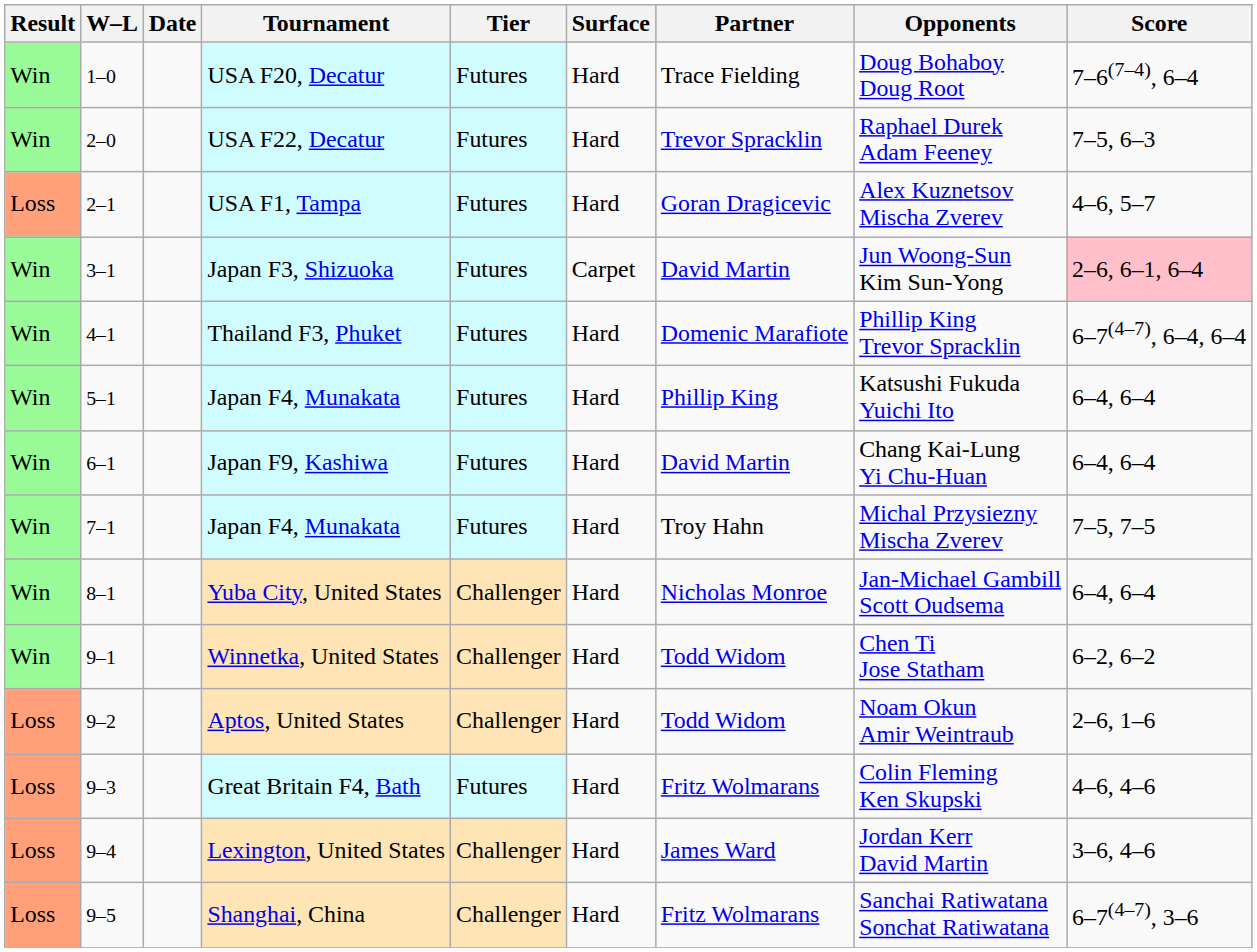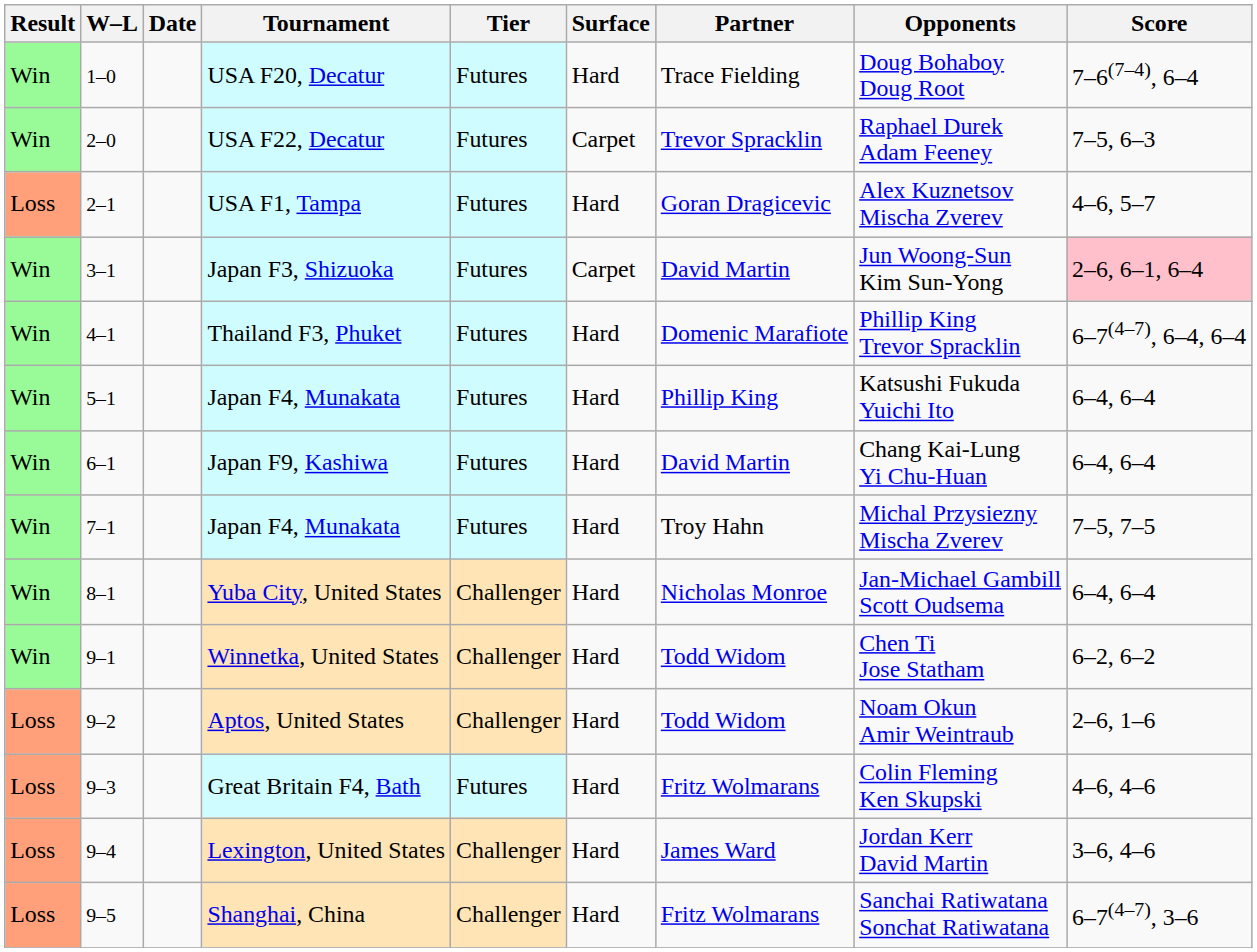(596, 139) Hard -> (603, 139) Carpet
